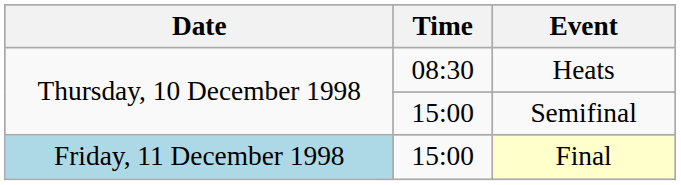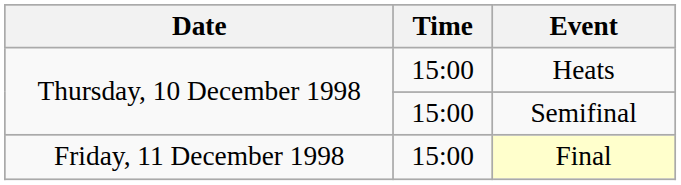(443, 69) 08:30 -> (443, 69) 15:00
(199, 156) lightblue background -> (199, 156) no background
